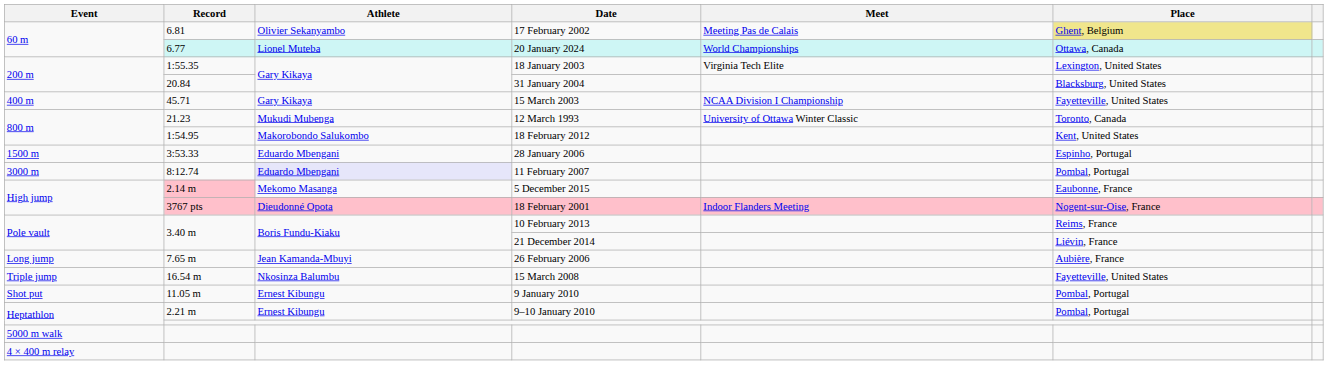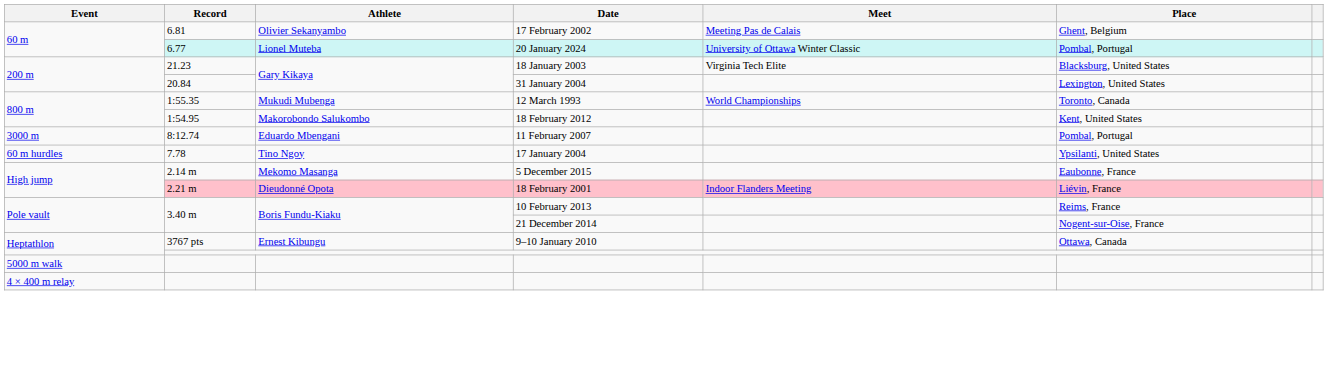(1089, 31) khaki background -> (1093, 31) no background
(751, 48) World Championships -> (783, 48) University of Ottawa Winter Classic
(1089, 48) Ottawa, Canada -> (1096, 48) Pombal, Portugal
(183, 66) 1:55.35 -> (179, 66) 21.23
(1108, 66) Lexington, United States -> (1114, 66) Blacksburg, United States
(1111, 83) Blacksburg, United States -> (1112, 83) Lexington, United States
- row: (20, 101)
(178, 118) 21.23 -> (183, 101) 1:55.35
(781, 118) University of Ottawa Winter Classic -> (753, 101) World Championships
- row: (23, 153)
(298, 171) lavender background -> (299, 136) no background
+ row: (35, 153)
(181, 188) pink background -> (182, 171) no background
(185, 206) 3767 pts -> (182, 188) 2.21 m
(1108, 206) Nogent-sur-Oise, France -> (1090, 188) Liévin, France
(1086, 241) Liévin, France -> (1111, 223) Nogent-sur-Oise, France
- row: (30, 259)
- row: (32, 276)
- row: (25, 294)
(181, 311) 2.21 m -> (185, 241) 3767 pts
(1092, 311) Pombal, Portugal -> (1093, 241) Ottawa, Canada
